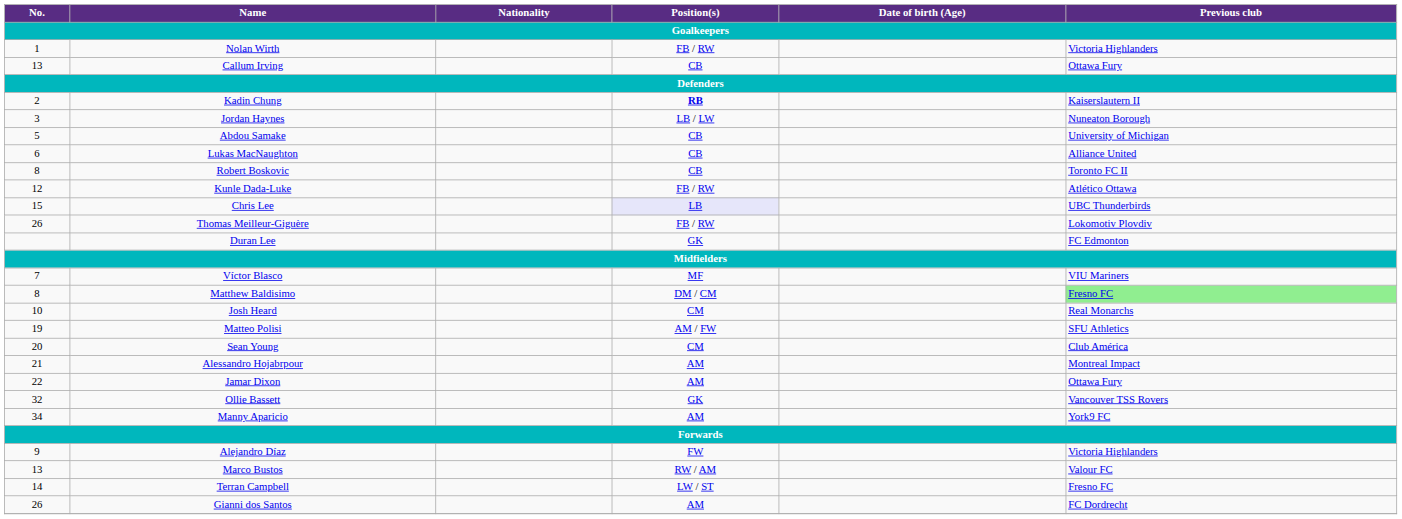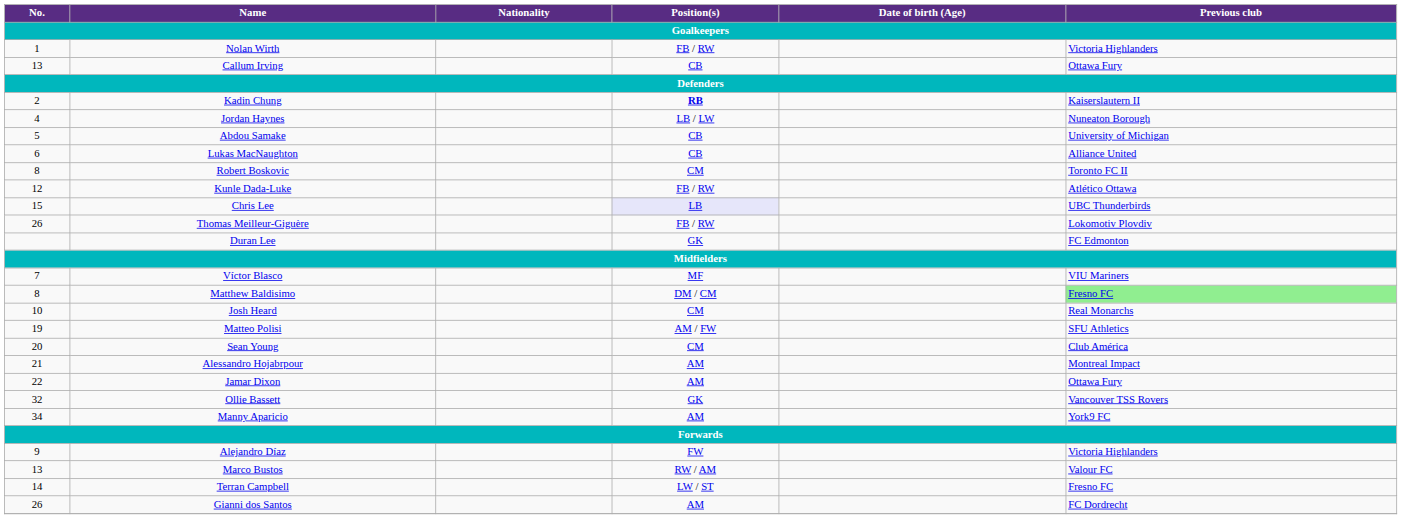(37, 118) 3 -> (37, 118) 4
(695, 170) CB -> (695, 170) CM
